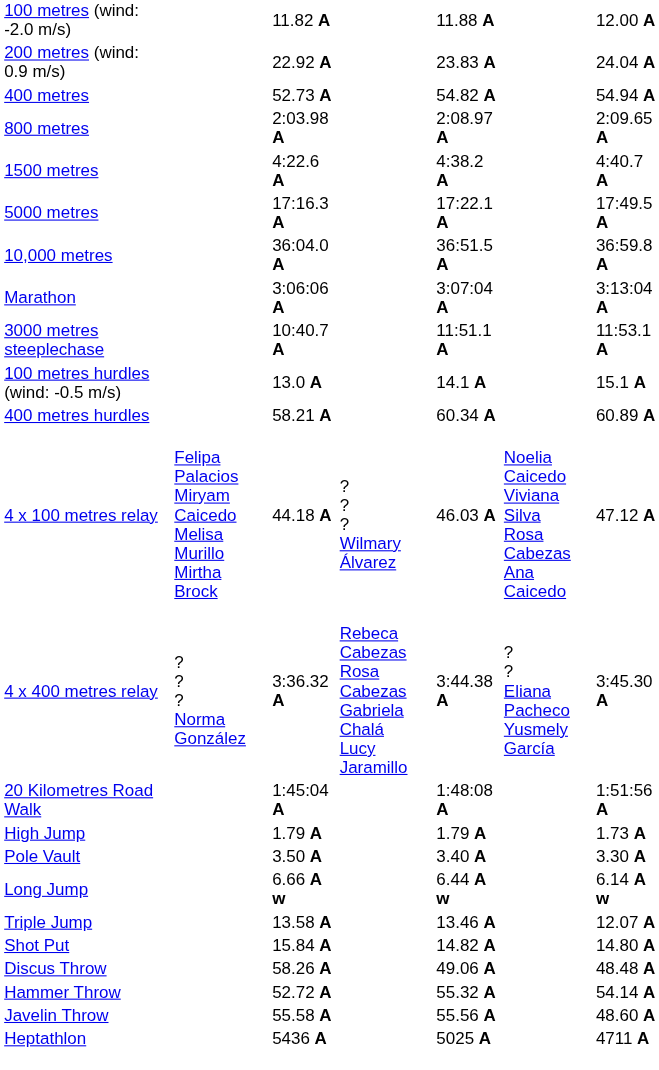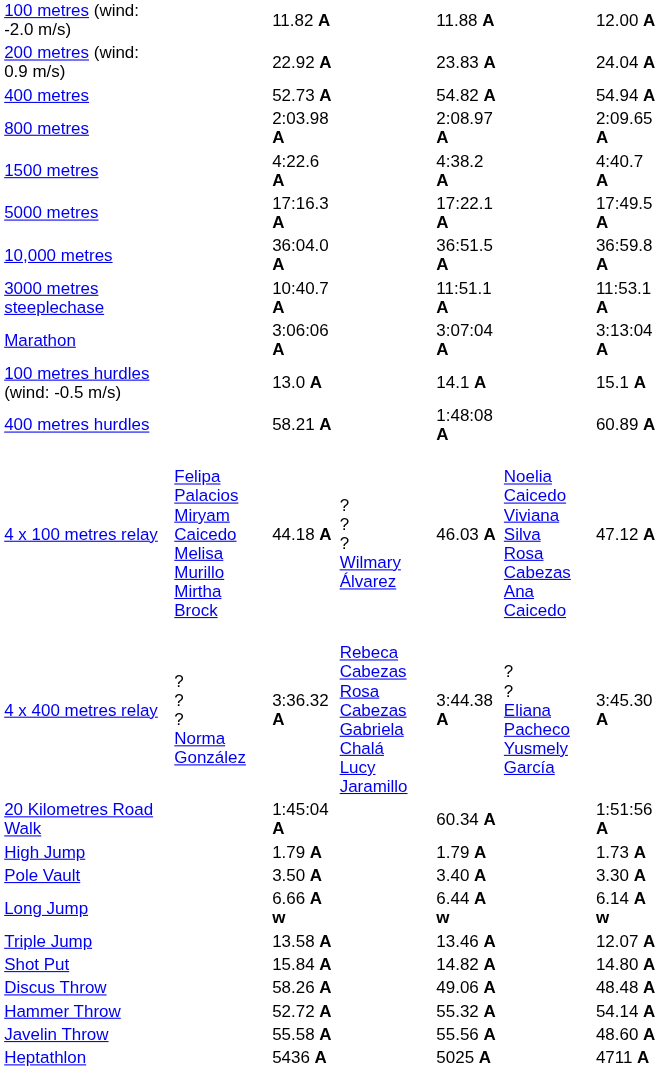rows swapped: (40, 297) <-> (54, 340)
(466, 415) 60.34 A -> (465, 425) 1:48:08 A
(465, 800) 1:48:08 A -> (466, 819) 60.34 A
